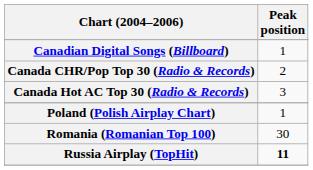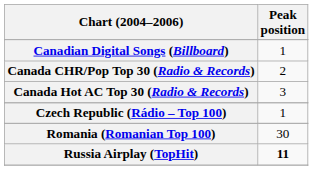+ row: (131, 112)
- row: (131, 112)
